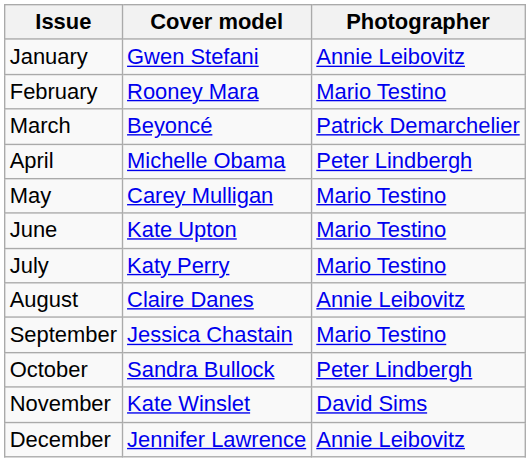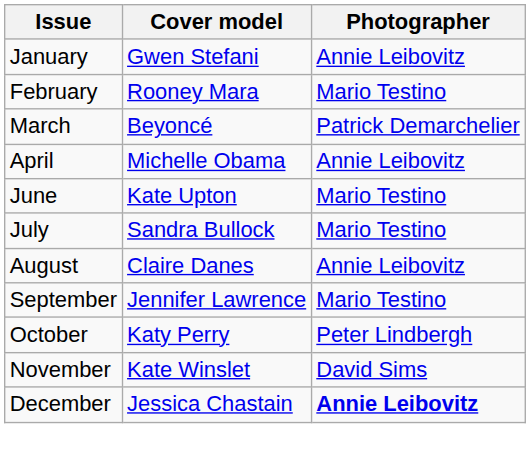(394, 160) Peter Lindbergh -> (391, 160) Annie Leibovitz
- row: (30, 195)
(178, 265) Katy Perry -> (201, 230) Sandra Bullock
(210, 334) Jessica Chastain -> (217, 299) Jennifer Lawrence
(201, 369) Sandra Bullock -> (178, 334) Katy Perry
(217, 439) Jennifer Lawrence -> (210, 404) Jessica Chastain
(391, 439) normal -> (397, 404) bold
